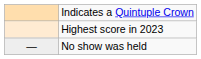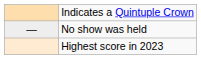rows swapped: (112, 29) <-> (104, 46)
